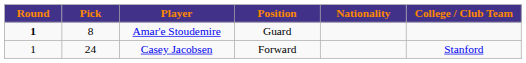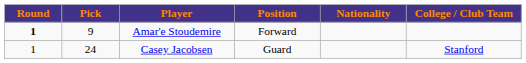(90, 31) 8 -> (90, 31) 9
(277, 31) Guard -> (277, 31) Forward
(277, 49) Forward -> (277, 49) Guard
